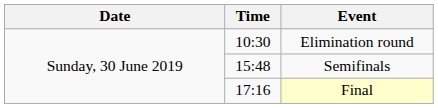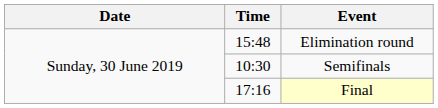(253, 41) 10:30 -> (253, 41) 15:48
(253, 66) 15:48 -> (253, 66) 10:30
